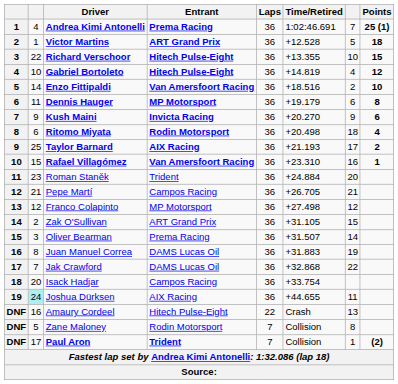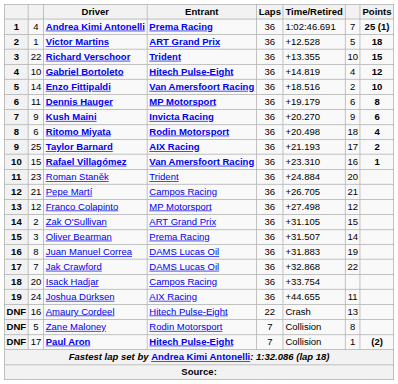(191, 56) Hitech Pulse-Eight -> (165, 56) Trident
(36, 297) paleturquoise background -> (36, 297) no background
(165, 342) Trident -> (191, 342) Hitech Pulse-Eight
